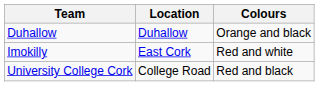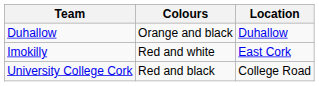columns swapped: (174, 14) <-> (264, 14)
